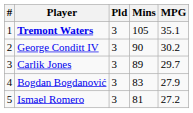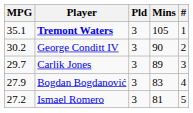columns swapped: (10, 13) <-> (173, 13)
